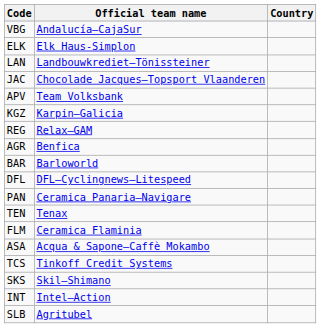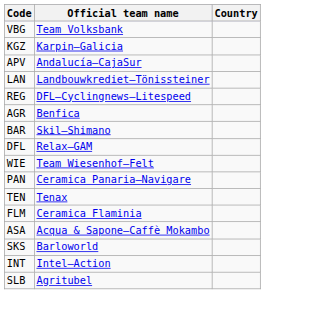(89, 30) Andalucía–CajaSur -> (80, 30) Team Volksbank
- row: (16, 46)
rows swapped: (16, 63) <-> (16, 113)
- row: (16, 80)
(80, 96) Team Volksbank -> (89, 63) Andalucía–CajaSur
(64, 130) Relax–GAM -> (114, 96) DFL–Cyclingnews–Litespeed
(67, 163) Barloworld -> (74, 130) Skil–Shimano
(114, 180) DFL–Cyclingnews–Litespeed -> (64, 147) Relax–GAM
+ row: (16, 163)
- row: (16, 264)
(74, 281) Skil–Shimano -> (67, 247) Barloworld
